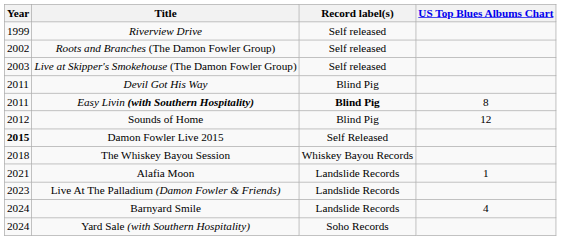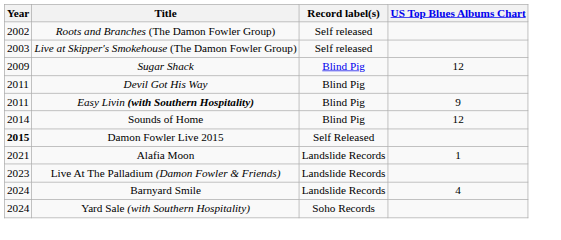- row: (166, 31)
+ row: (166, 66)
(357, 102) bold -> (344, 102) normal
(486, 102) 8 -> (458, 102) 9
(18, 119) 2012 -> (18, 119) 2014
- row: (166, 155)
